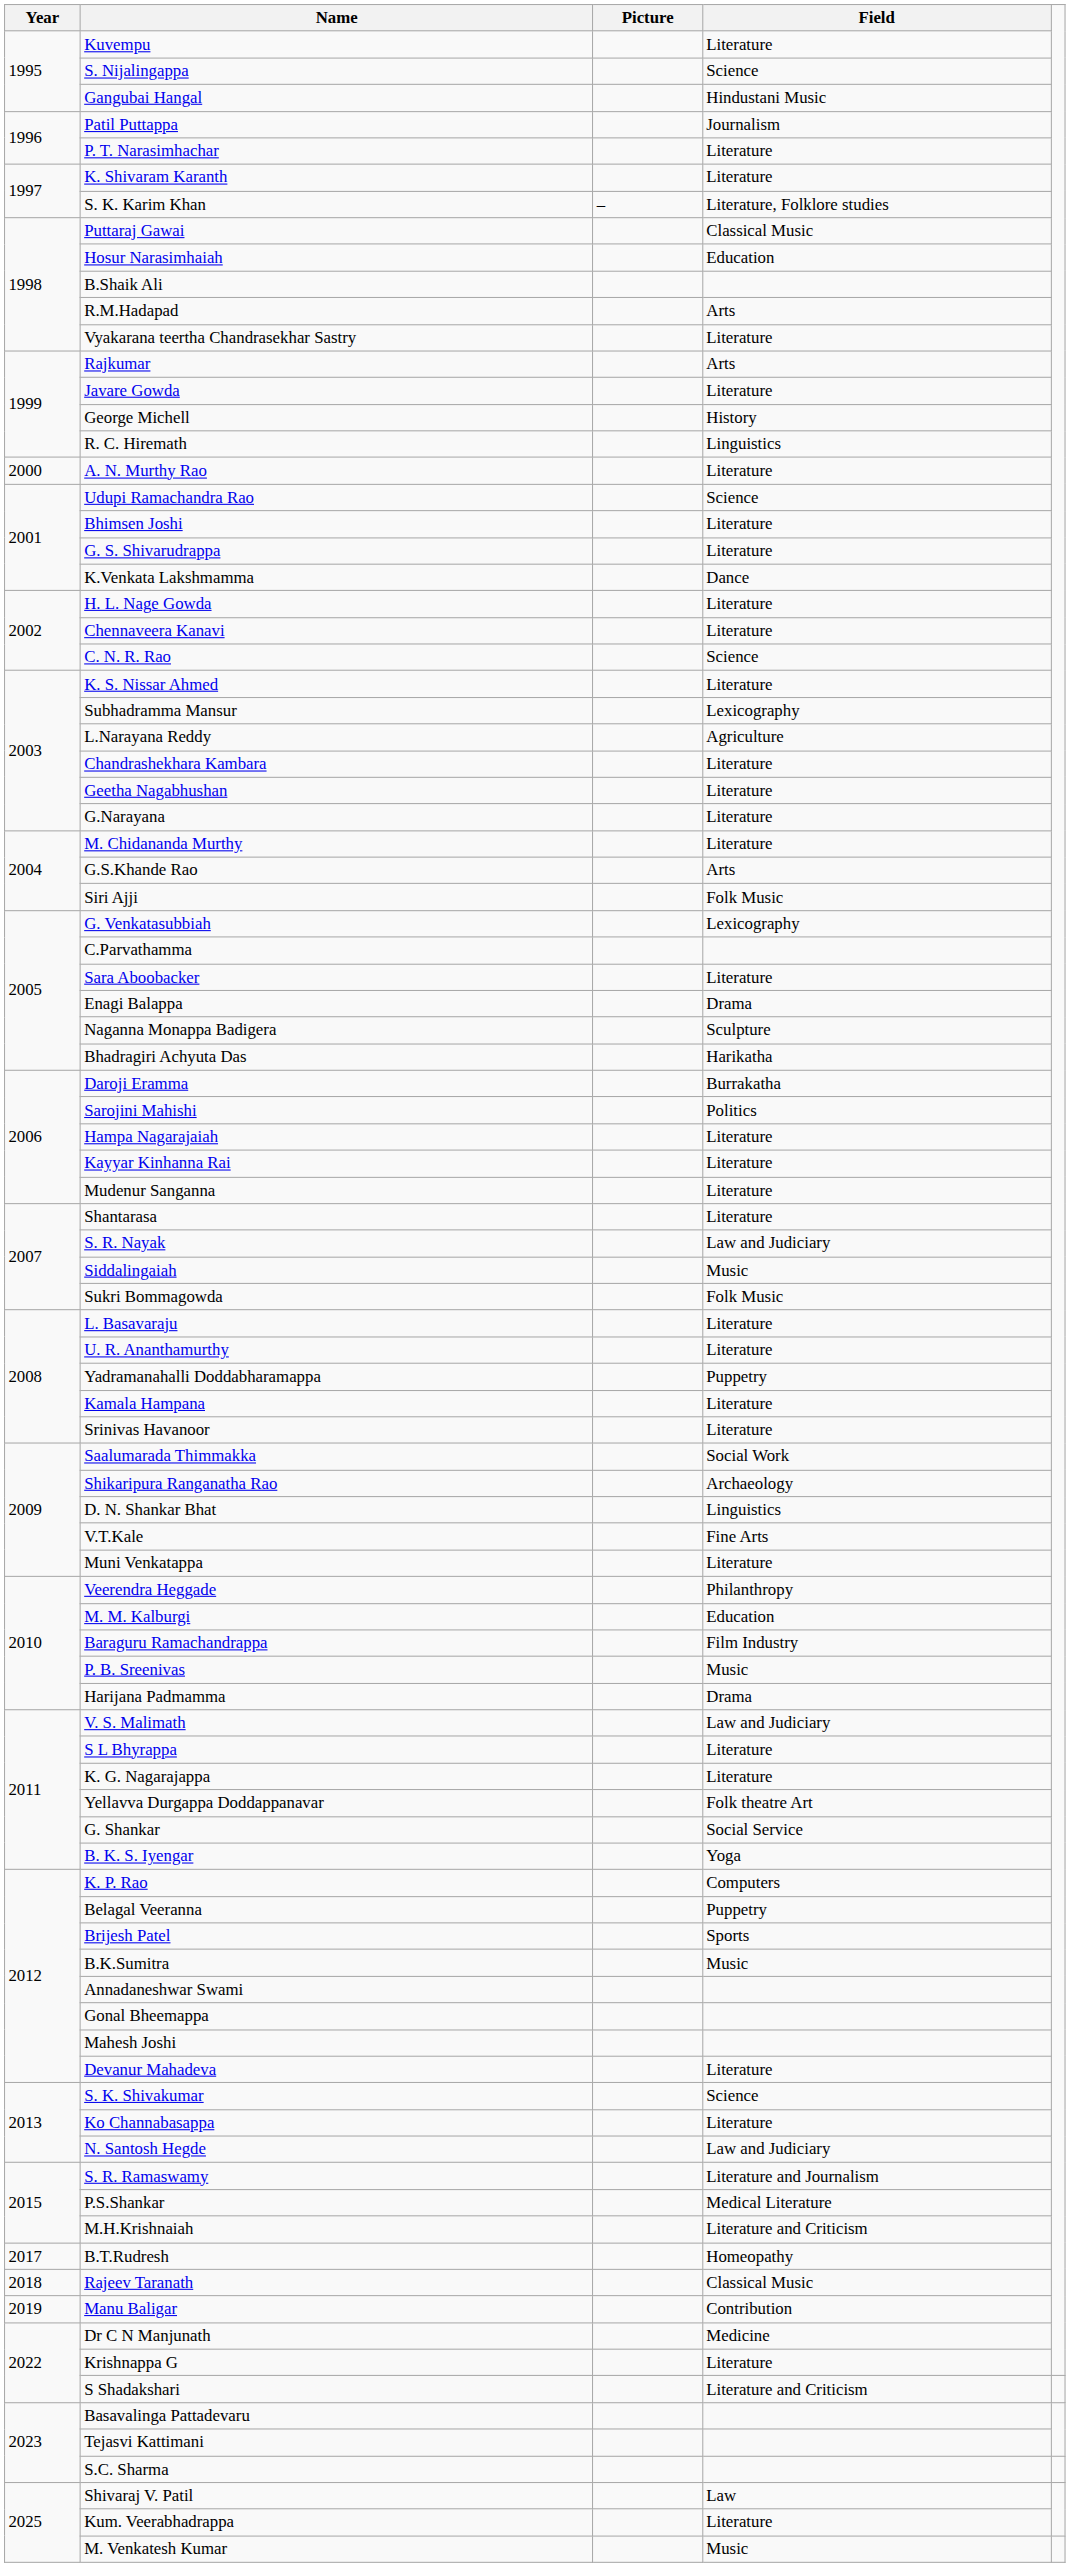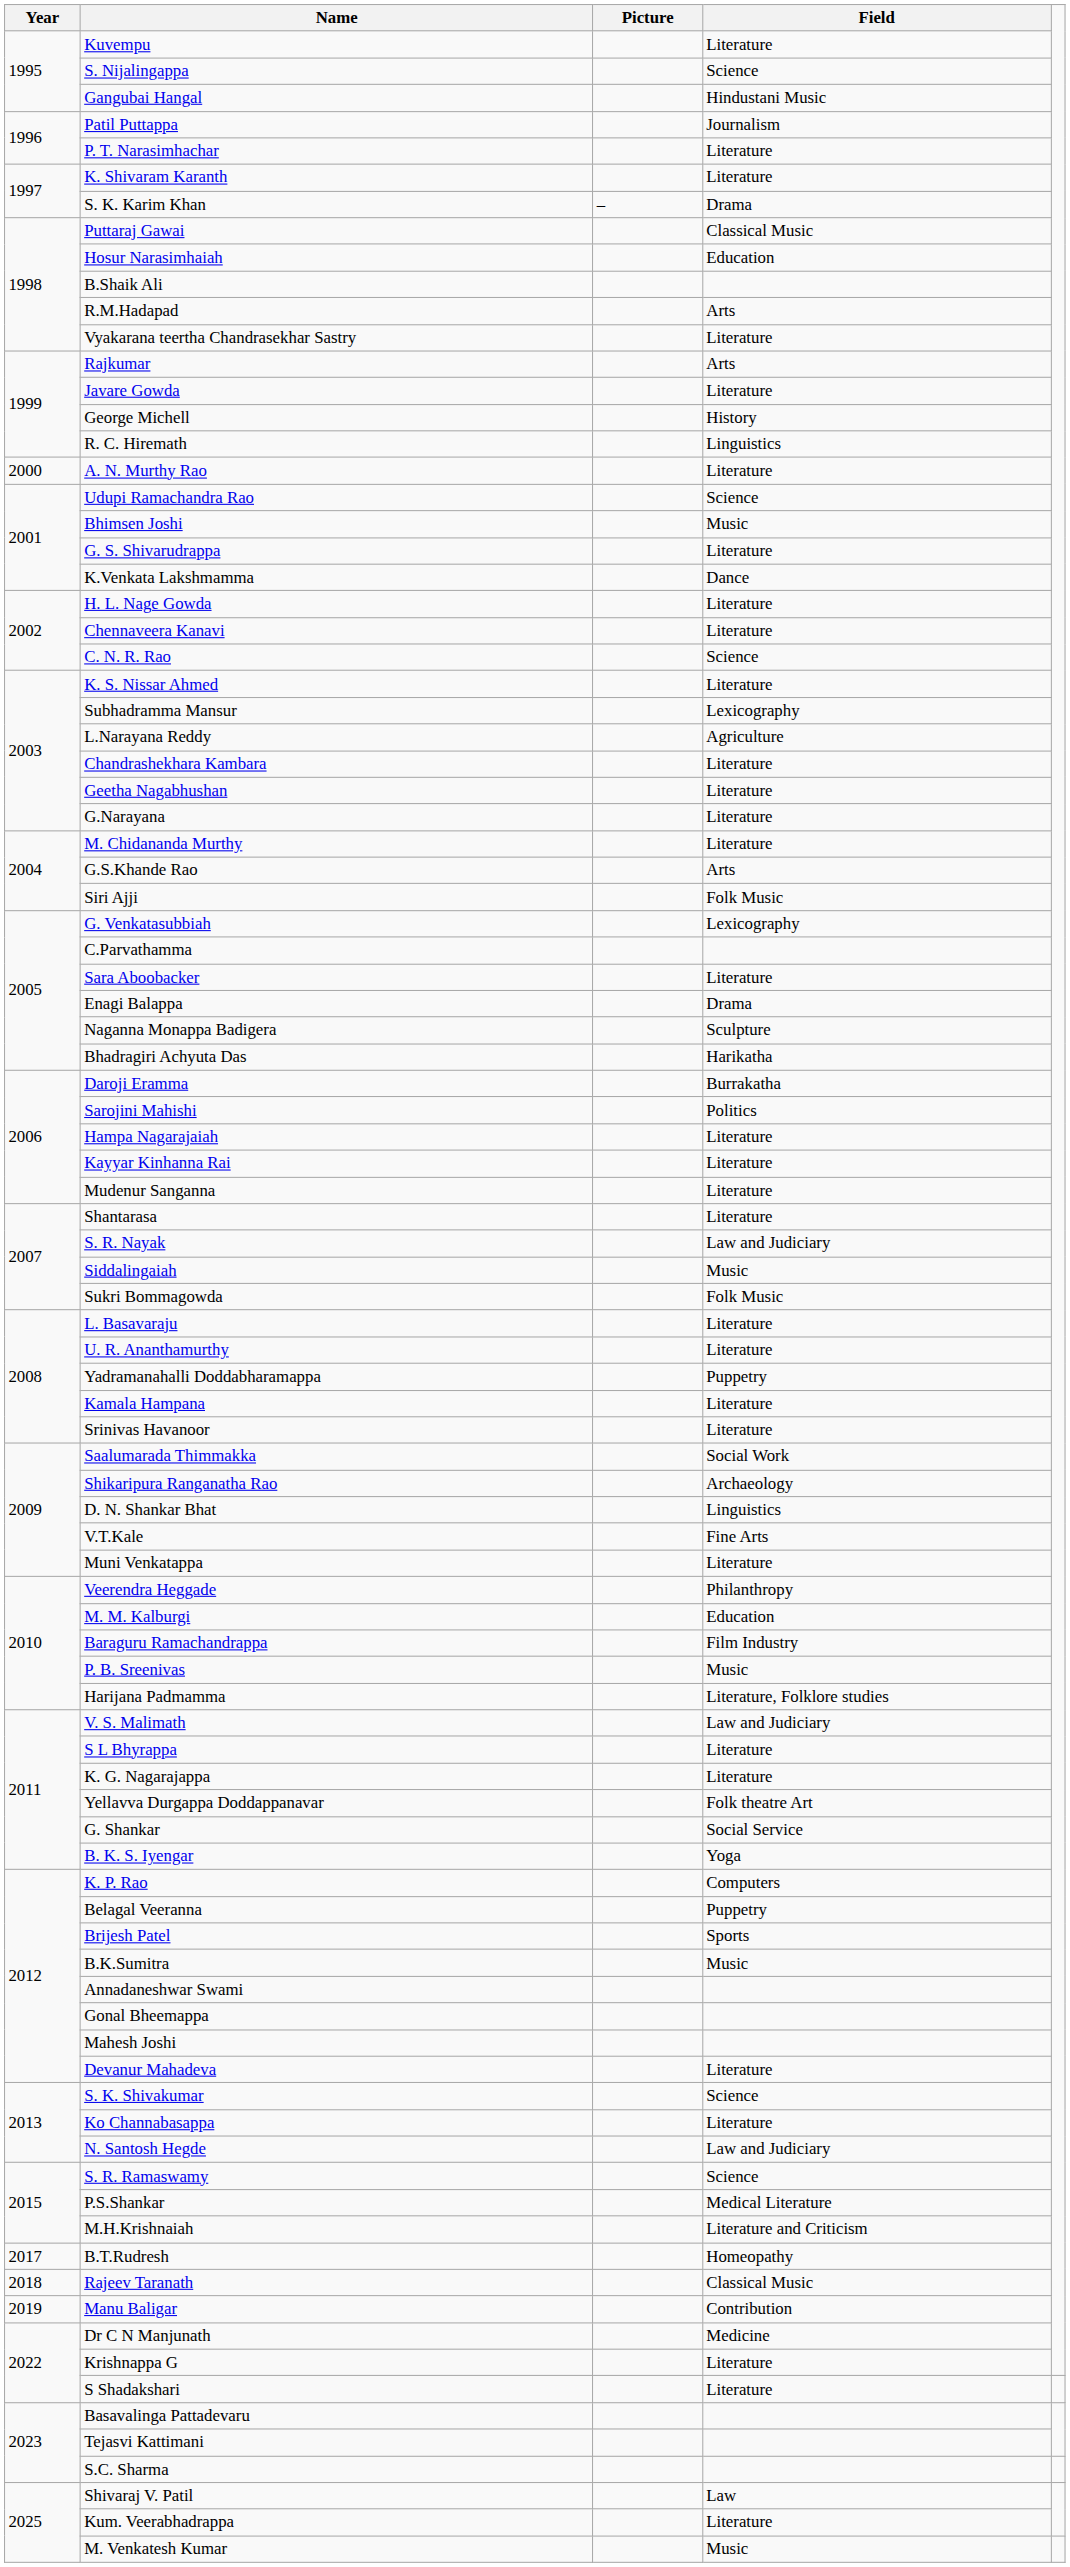(797, 204) Literature, Folklore studies -> (729, 204) Drama
(739, 524) Literature -> (727, 524) Music
(729, 1696) Drama -> (797, 1696) Literature, Folklore studies
(793, 2175) Literature and Journalism -> (732, 2175) Science
(787, 2389) Literature and Criticism -> (739, 2389) Literature
